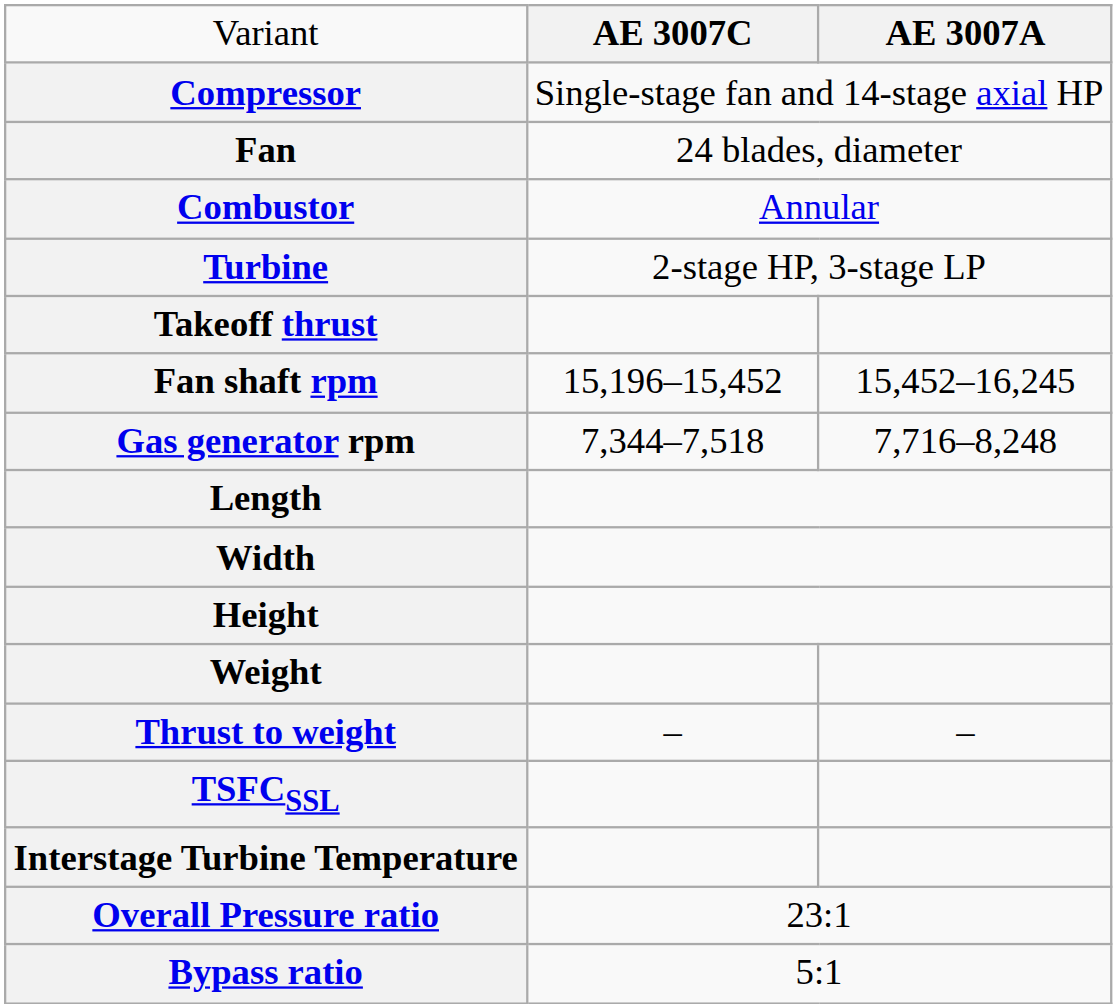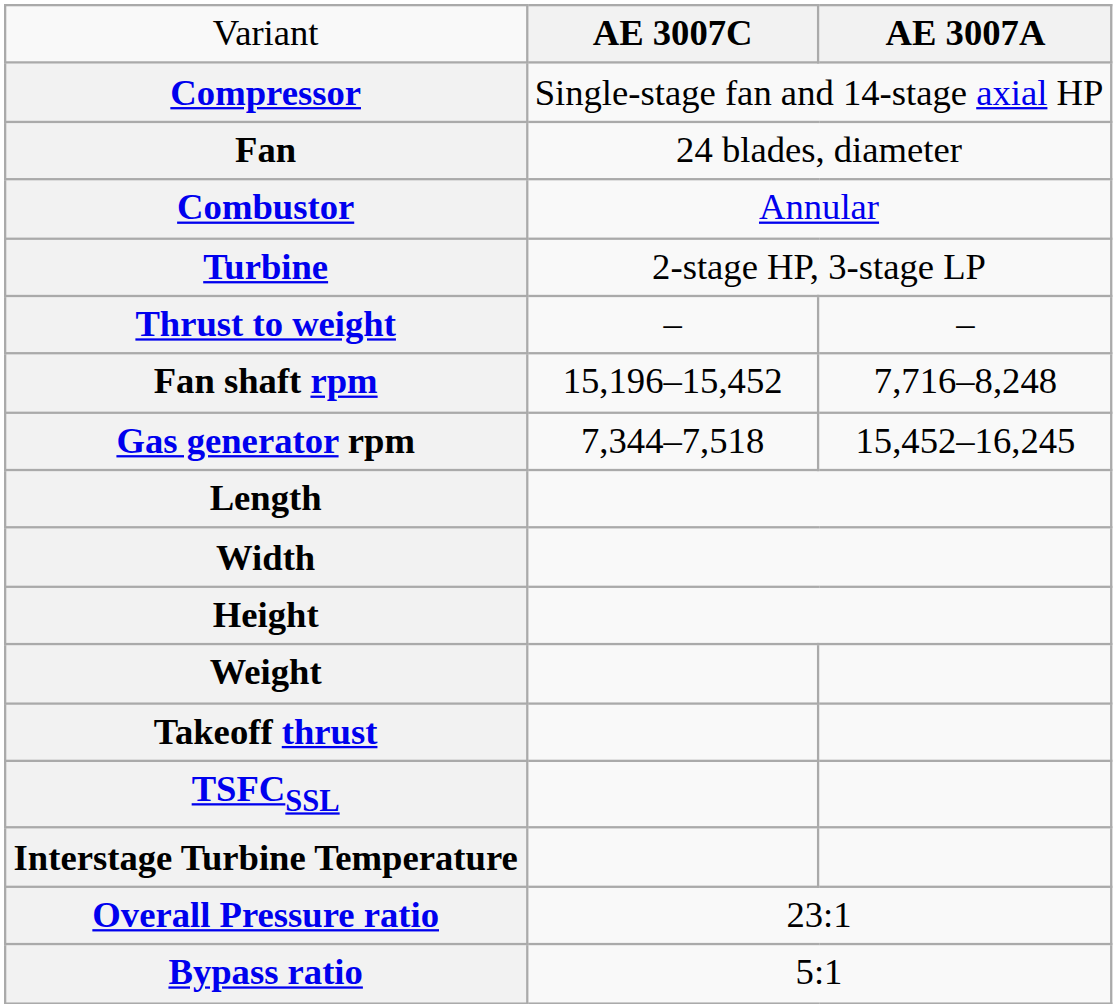rows swapped: (266, 324) <-> (266, 730)
(965, 382) 15,452–16,245 -> (965, 382) 7,716–8,248
(965, 440) 7,716–8,248 -> (965, 440) 15,452–16,245
